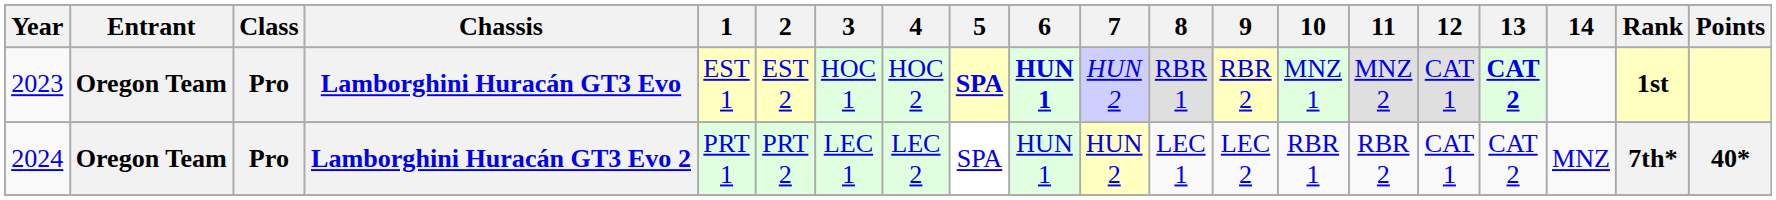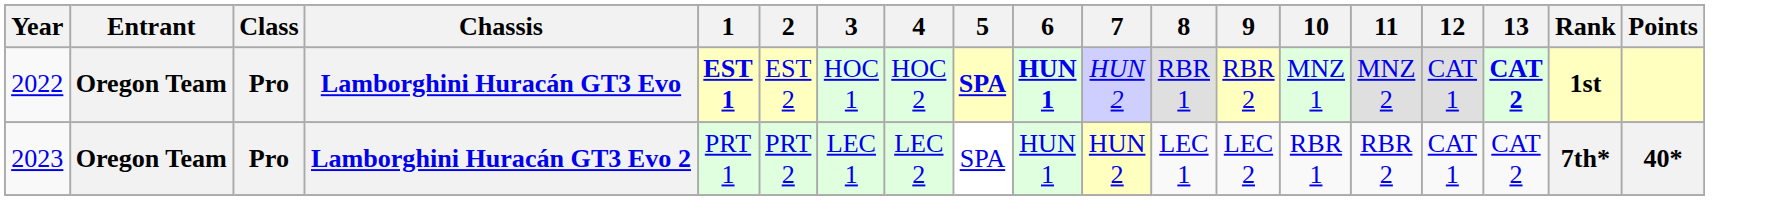- column: (1581, 25)
(37, 84) 2023 -> (37, 84) 2022
(727, 84) normal -> (728, 84) bold
(37, 157) 2024 -> (37, 157) 2023
